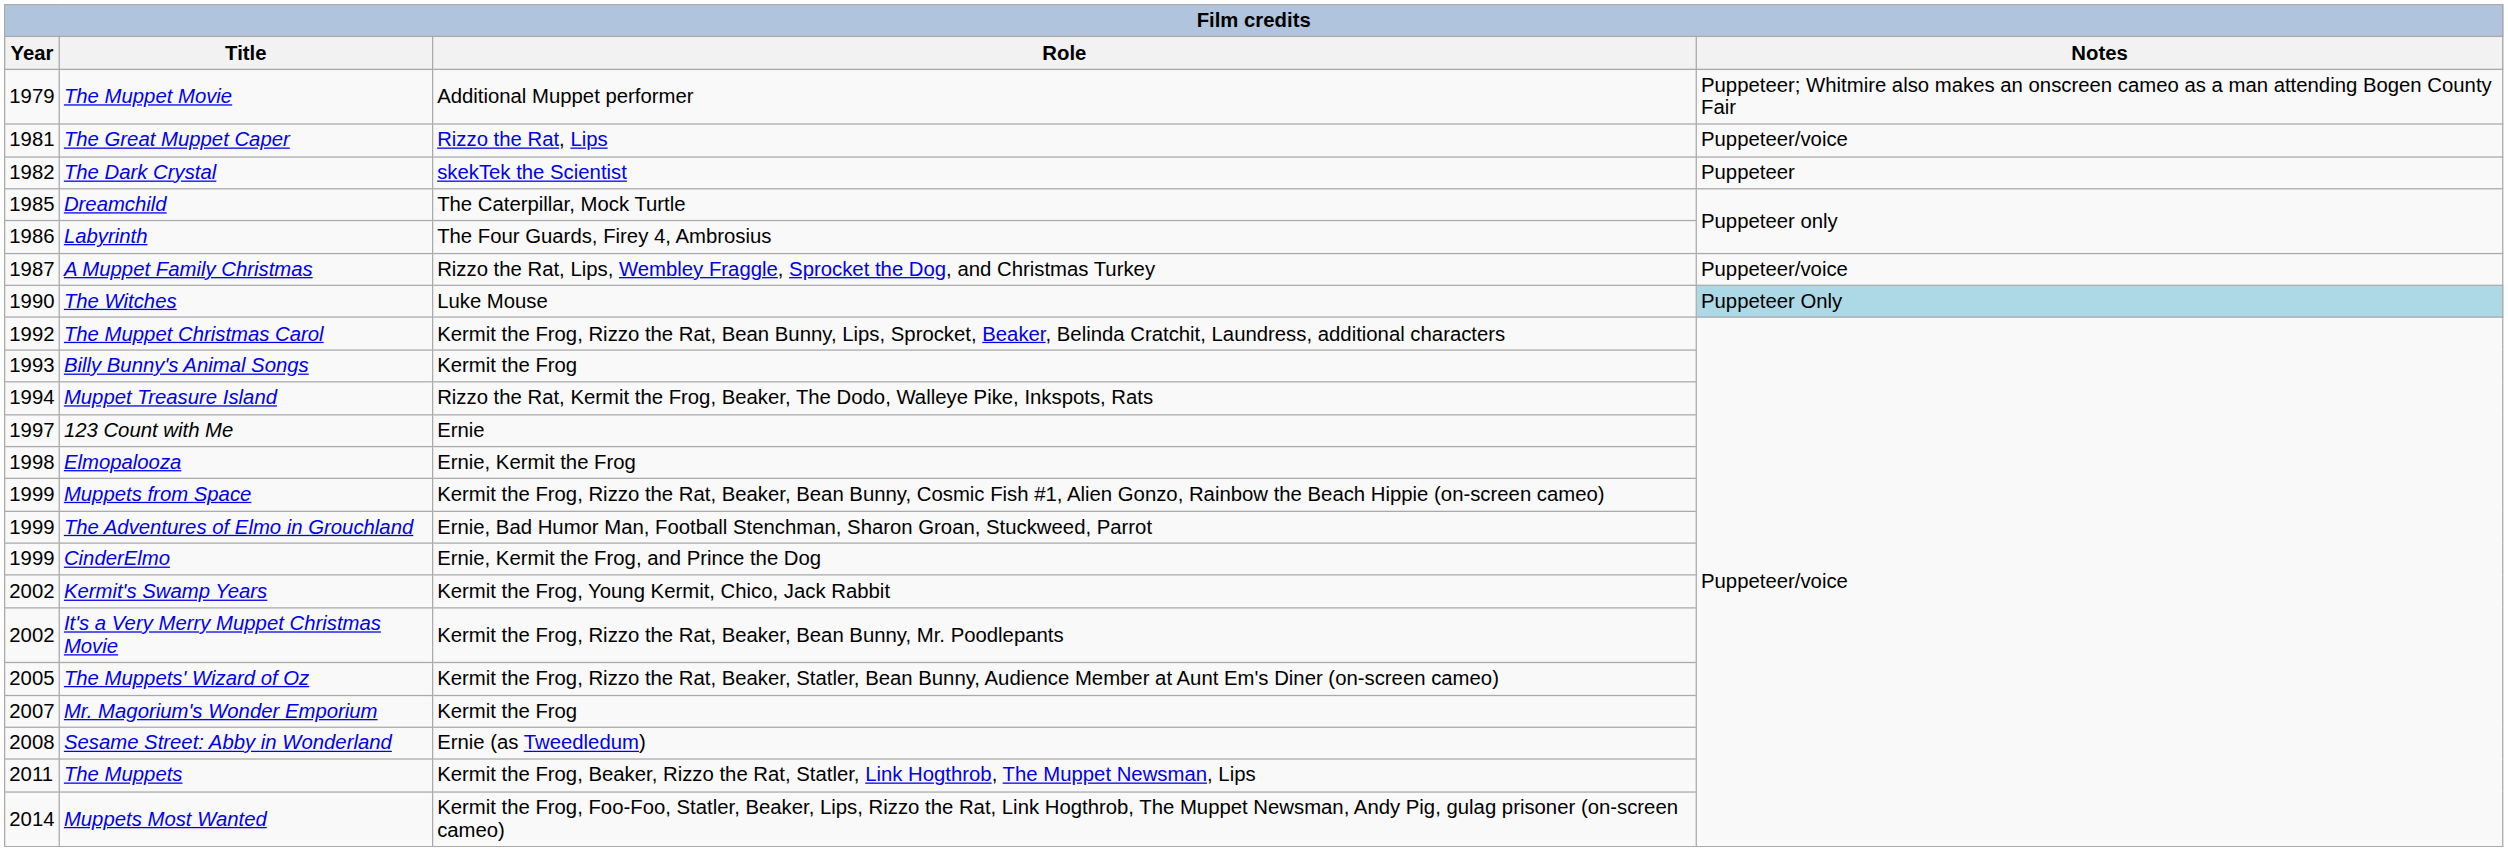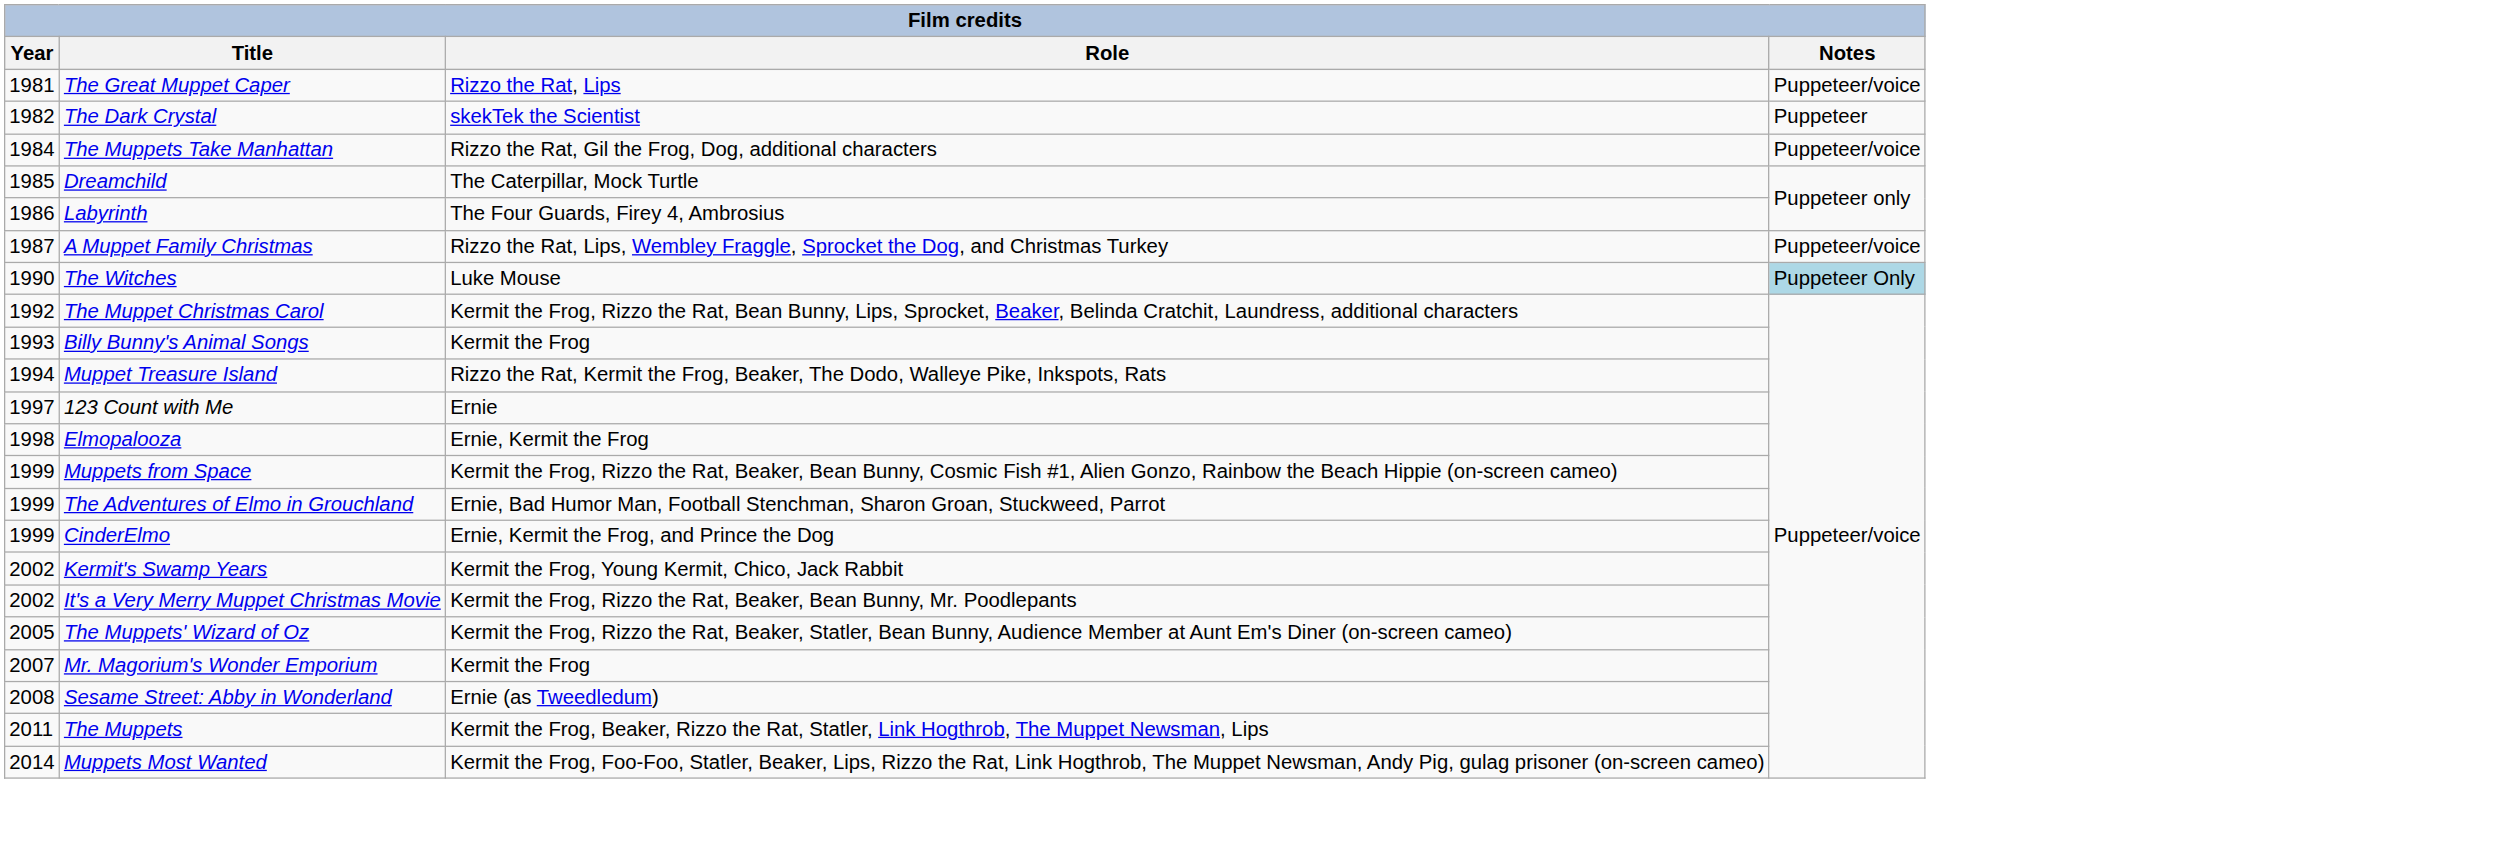- row: (148, 96)
+ row: (198, 149)
